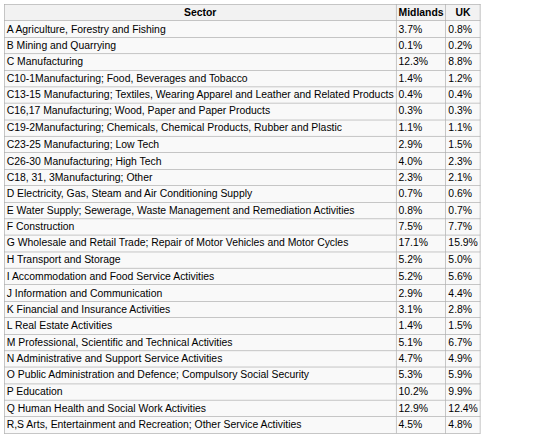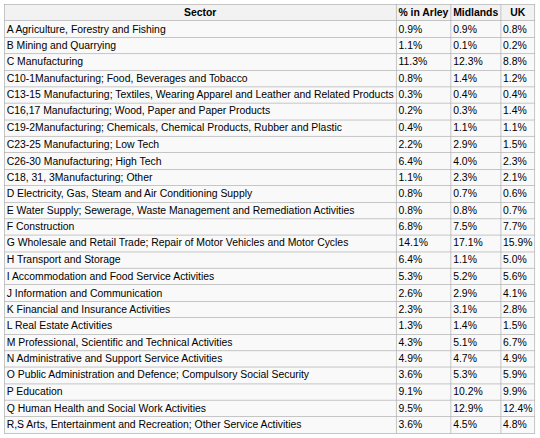+ column: (423, 12)
(410, 29) 3.7% -> (465, 29) 0.9%
(460, 111) 0.3% -> (515, 111) 1.4%
(410, 260) 5.2% -> (465, 260) 1.1%
(460, 293) 4.4% -> (515, 293) 4.1%
